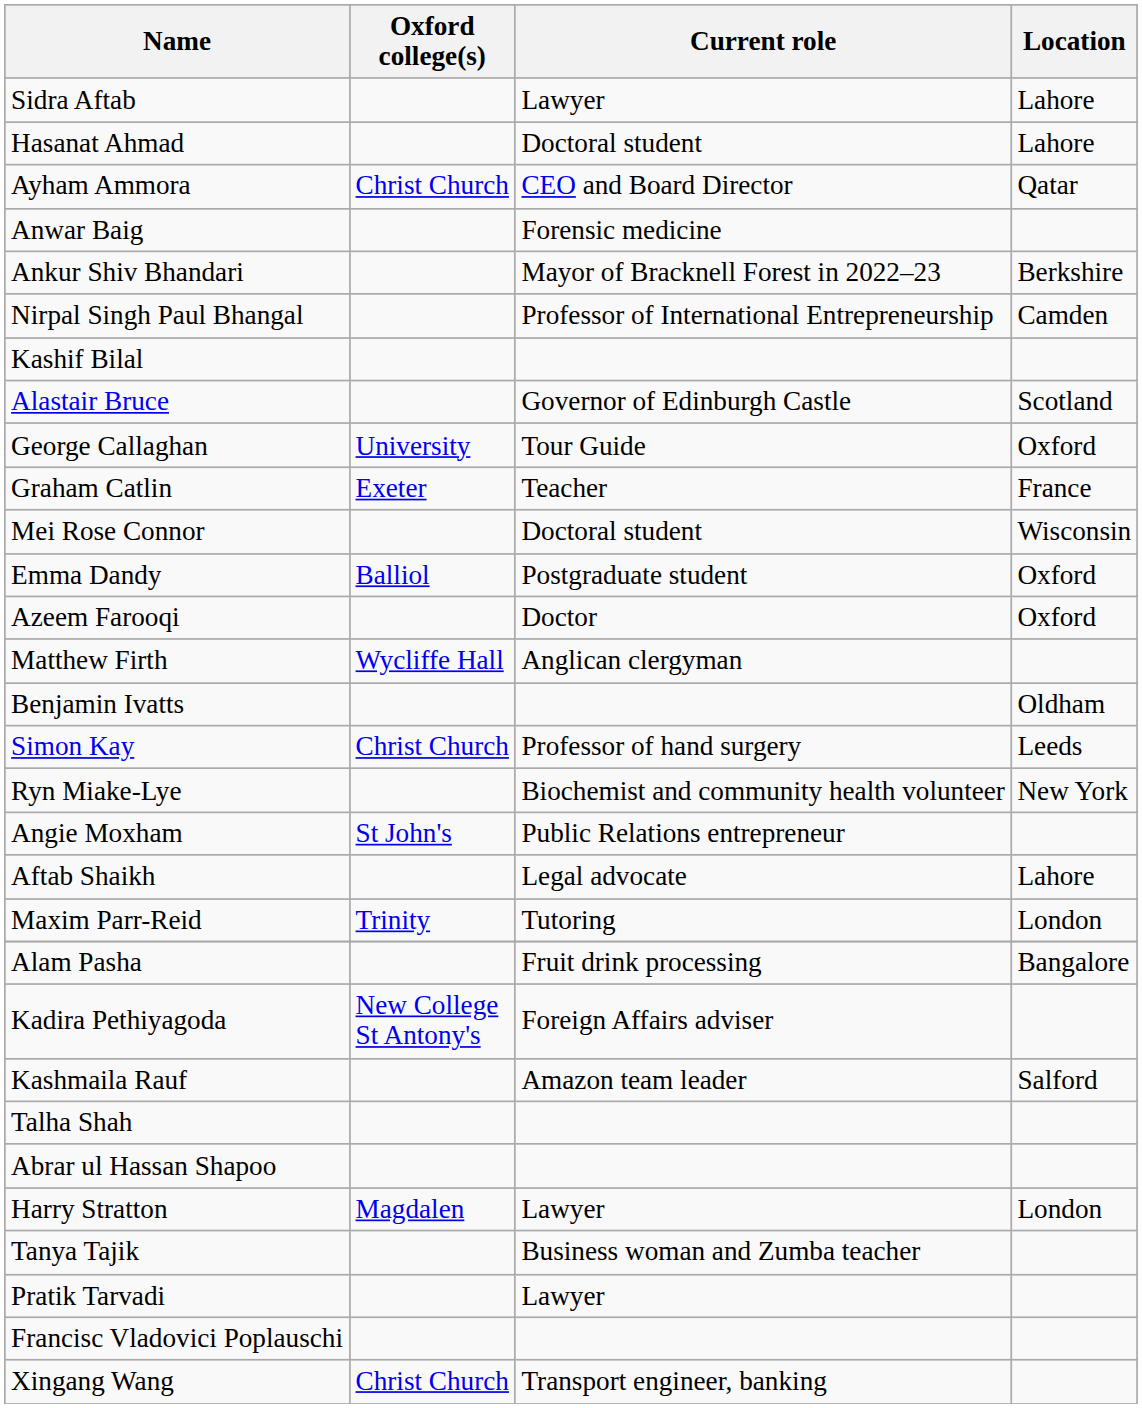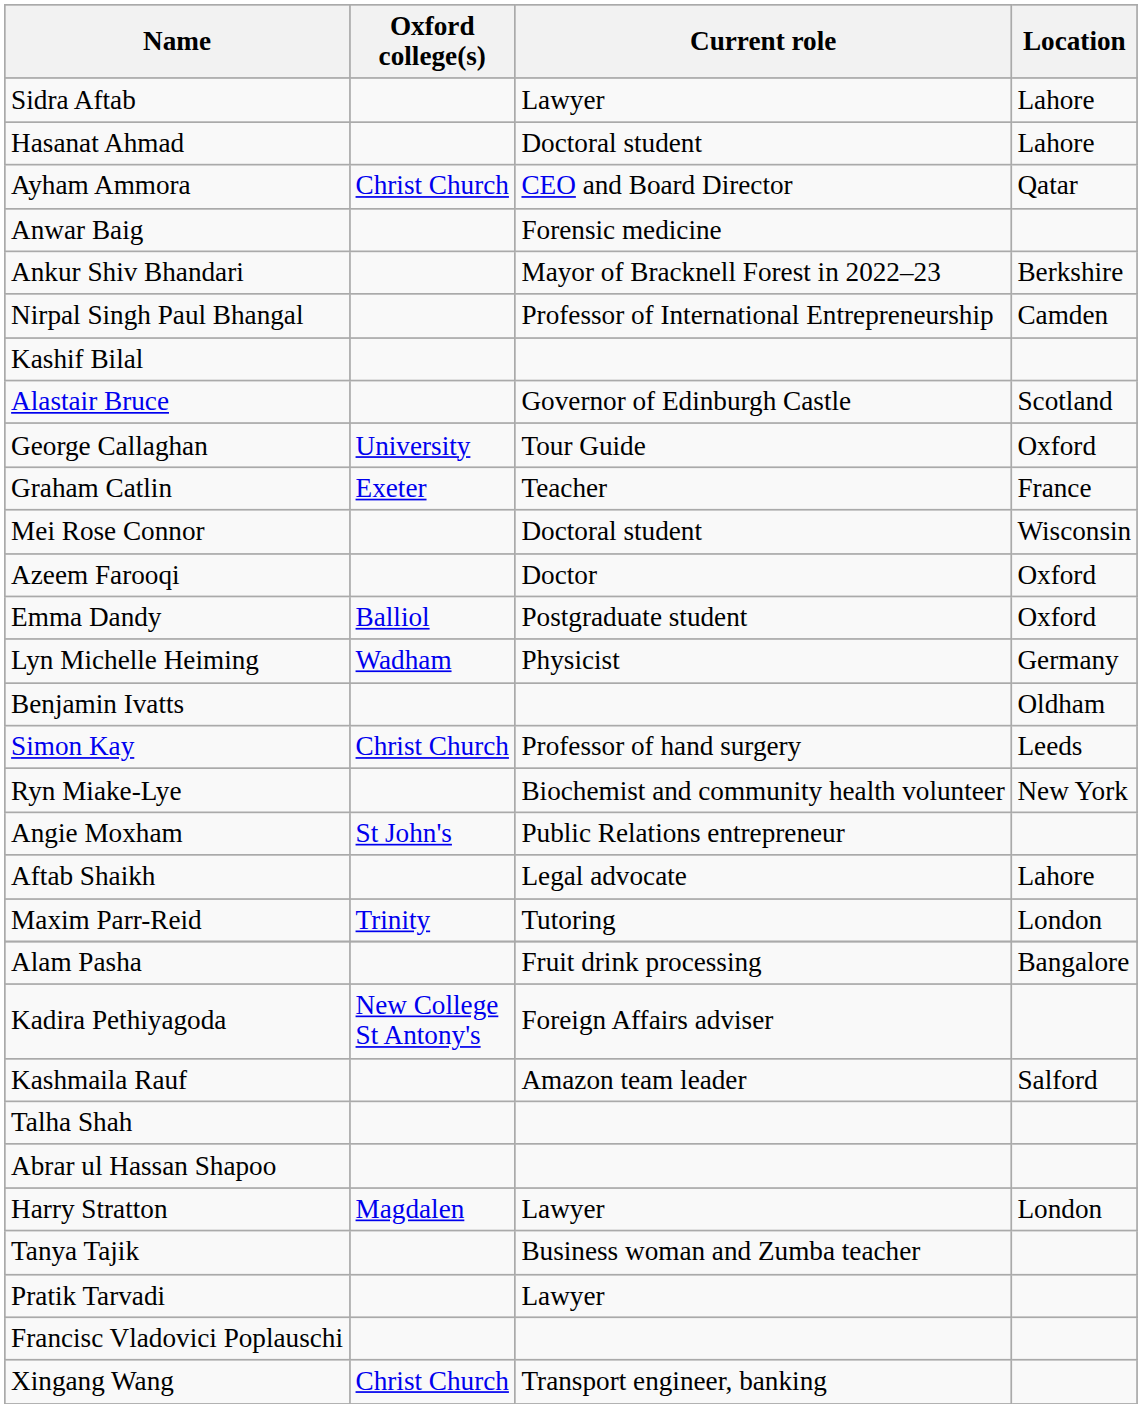rows swapped: (86, 574) <-> (95, 617)
- row: (89, 660)
+ row: (135, 660)
